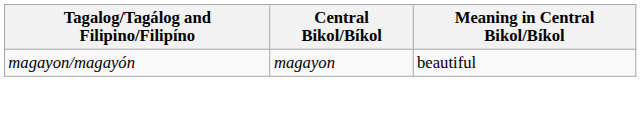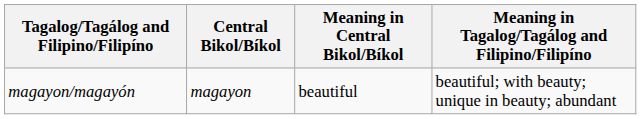+ column: (534, 36)
